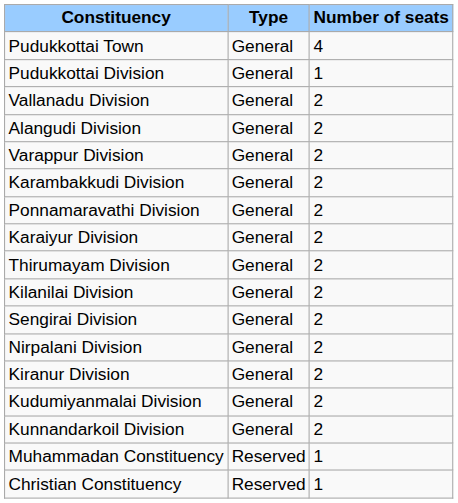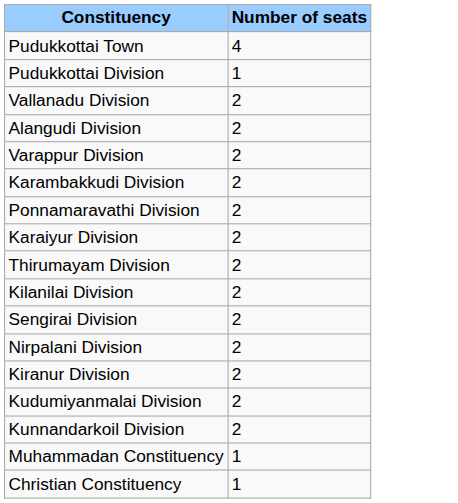- column: (269, 18)
